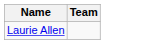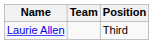+ column: (125, 13)
